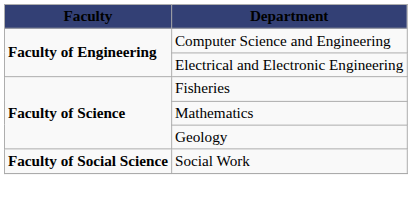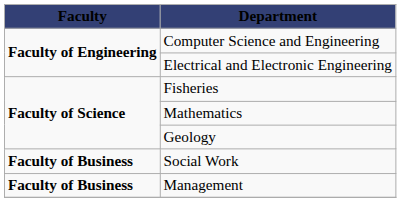(88, 161) Faculty of Social Science -> (70, 161) Faculty of Business
+ row: (203, 185)
